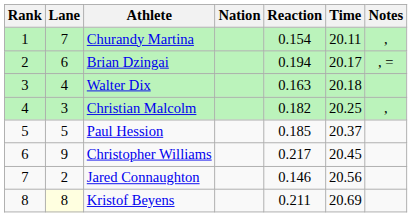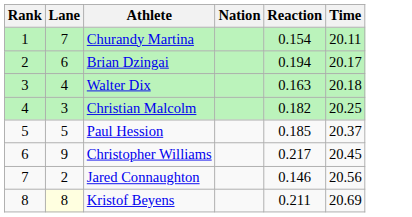- column: (386, 16)
